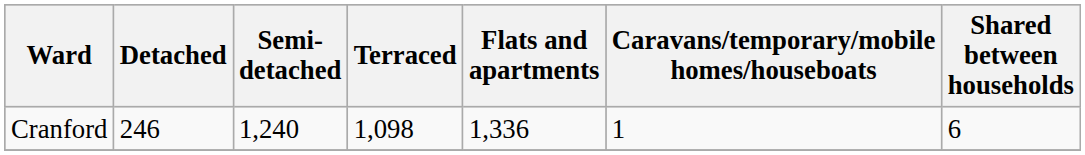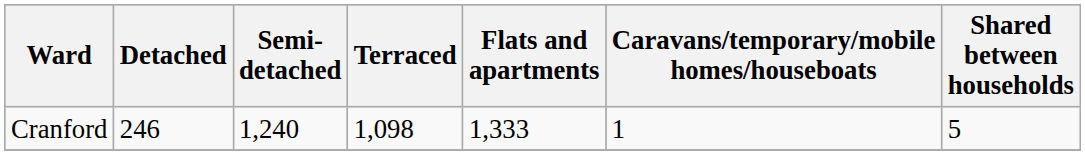(499, 128) 1,336 -> (499, 128) 1,333
(954, 128) 6 -> (954, 128) 5
